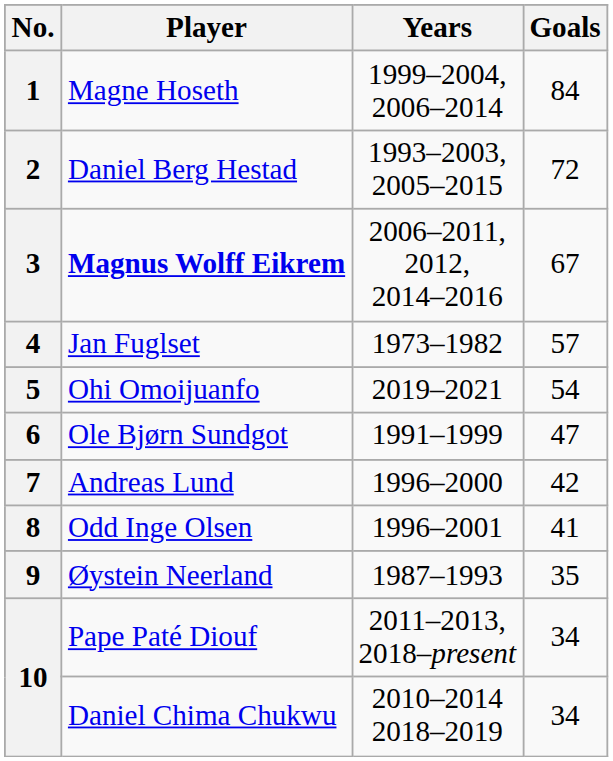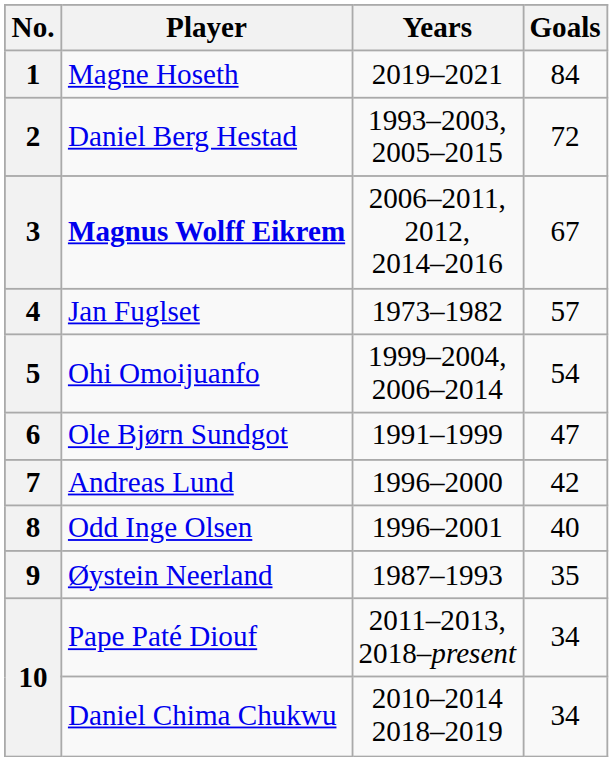(437, 90) 1999–2004, 2006–2014 -> (437, 73) 2019–2021
(437, 389) 2019–2021 -> (437, 373) 1999–2004, 2006–2014
(565, 528) 41 -> (565, 528) 40
